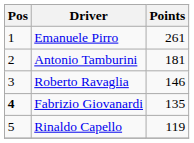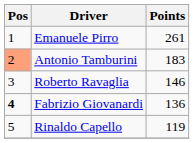(11, 59) no background -> (11, 59) lightsalmon background
(175, 59) 181 -> (175, 59) 183
(175, 104) 135 -> (175, 104) 136
